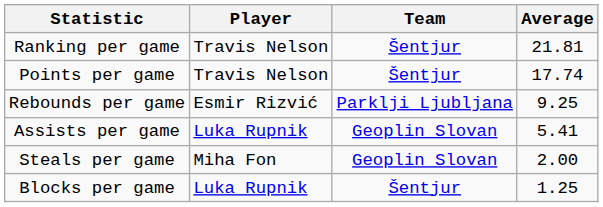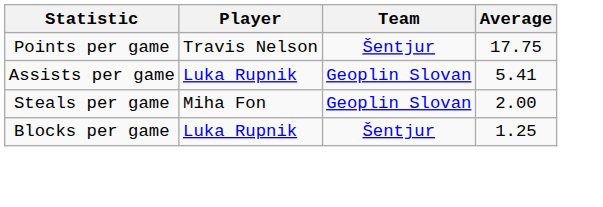- row: (97, 47)
(557, 75) 17.74 -> (516, 47) 17.75
- row: (97, 103)
